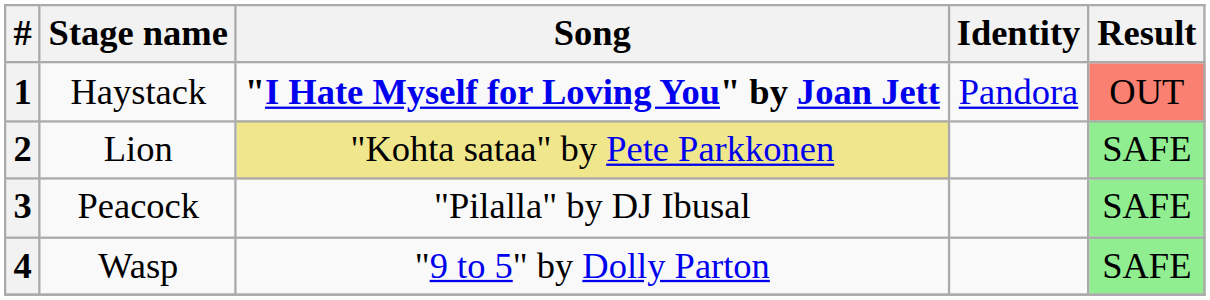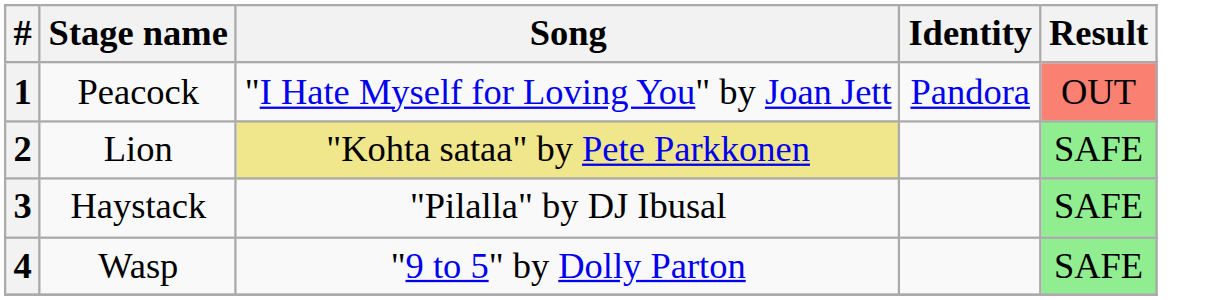(138, 91) Haystack -> (138, 91) Peacock
(592, 91) bold -> (568, 91) normal
(138, 206) Peacock -> (138, 206) Haystack
